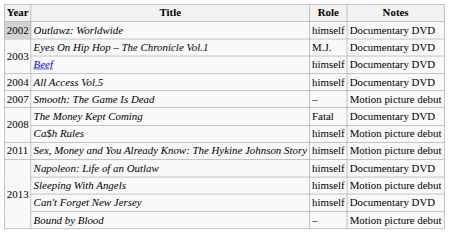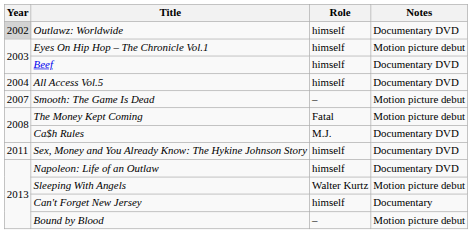(322, 47) M.J. -> (328, 47) himself
(392, 47) Documentary DVD -> (419, 47) Motion picture debut
(392, 116) Documentary DVD -> (419, 116) Motion picture debut
(328, 133) himself -> (322, 133) M.J.
(396, 133) Motion picture debut -> (416, 133) Documentary DVD
(396, 151) Motion picture debut -> (416, 151) Documentary DVD
(328, 185) himself -> (340, 185) Walter Kurtz
(392, 202) Documentary DVD -> (403, 202) Documentary
